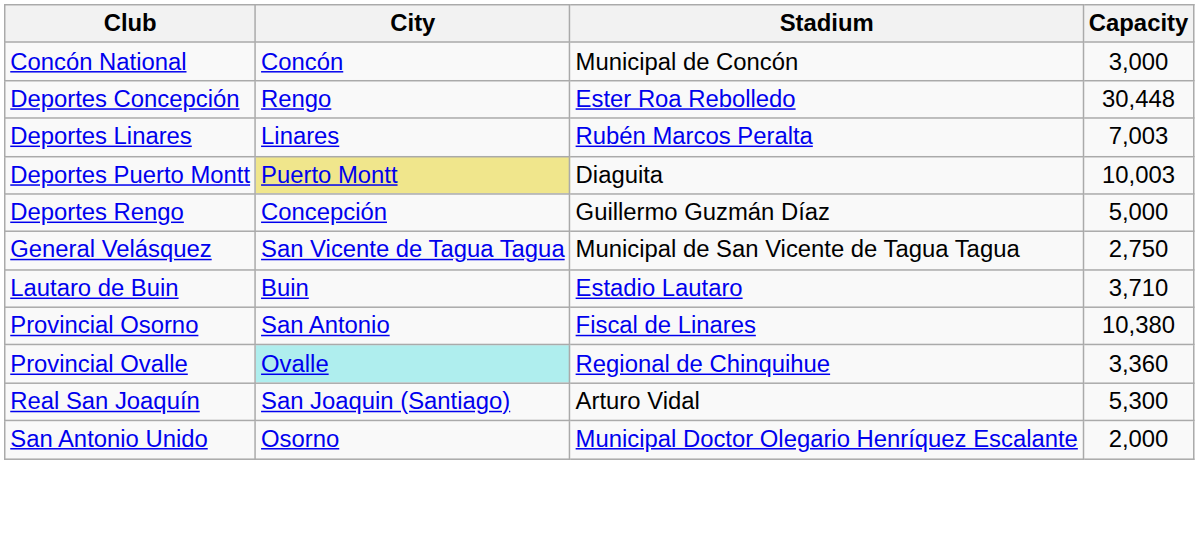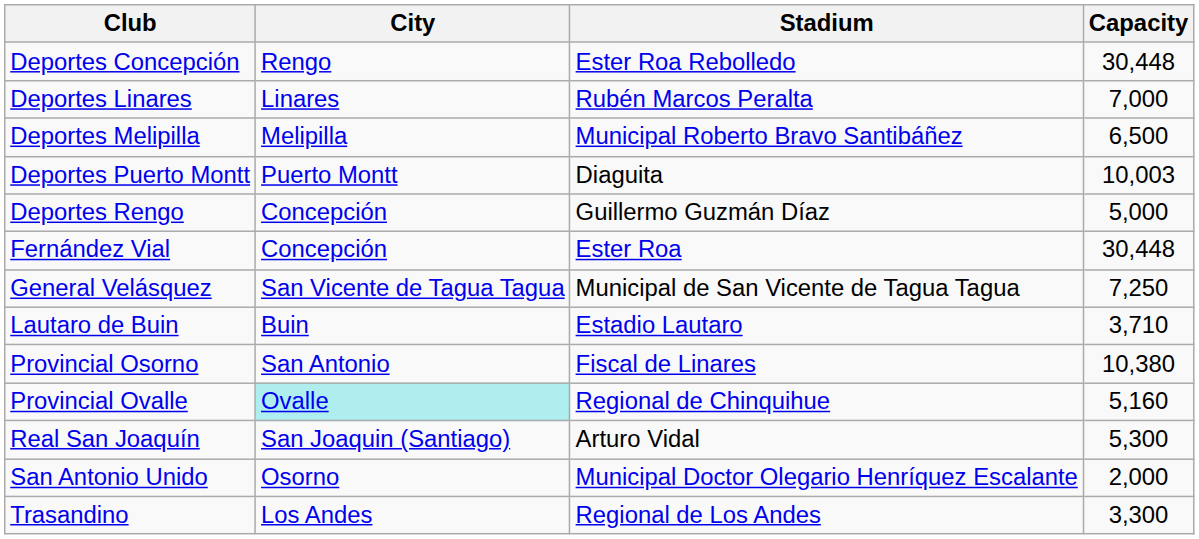- row: (98, 61)
(1139, 136) 7,003 -> (1139, 99) 7,000
+ row: (105, 136)
(329, 174) khaki background -> (329, 174) no background
+ row: (90, 250)
(1139, 250) 2,750 -> (1139, 288) 7,250
(1139, 363) 3,360 -> (1139, 401) 5,160
+ row: (69, 514)
